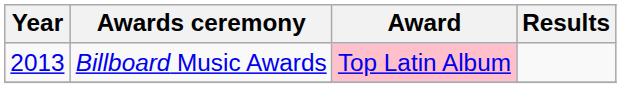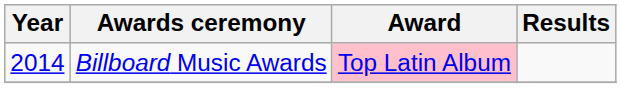(37, 62) 2013 -> (37, 62) 2014
